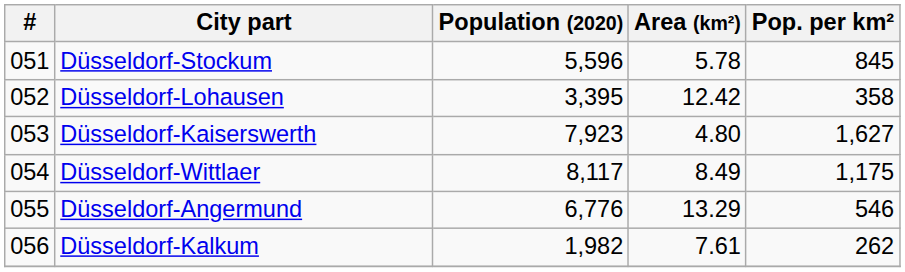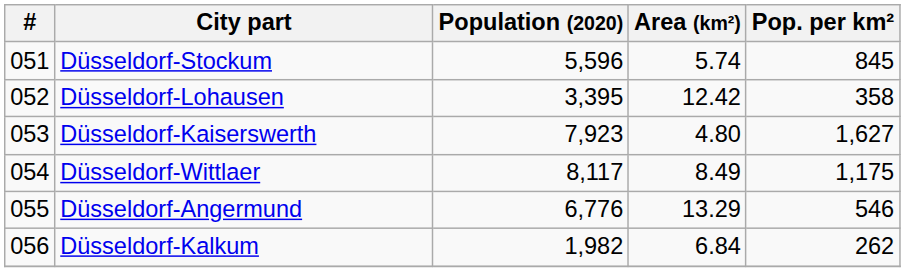(718, 60) 5.78 -> (718, 60) 5.74
(718, 246) 7.61 -> (718, 246) 6.84
